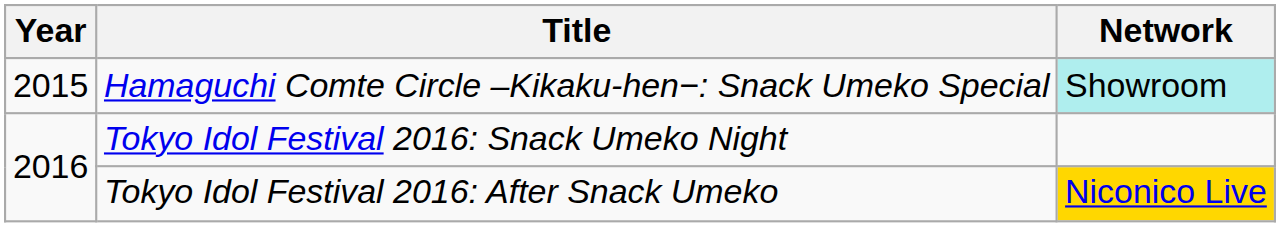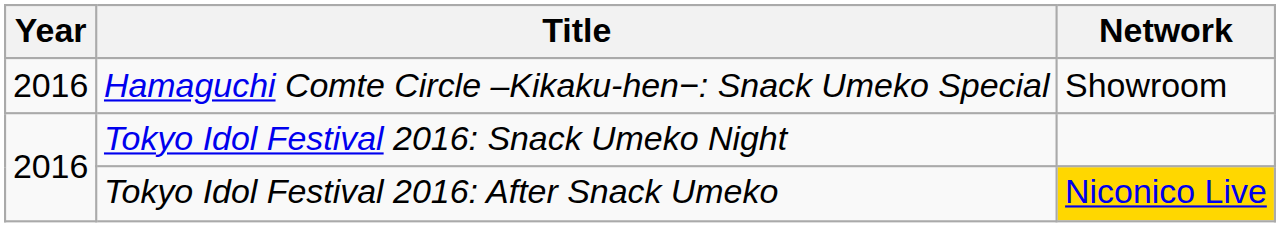(51, 85) 2015 -> (51, 85) 2016
(1146, 85) paleturquoise background -> (1146, 85) no background
